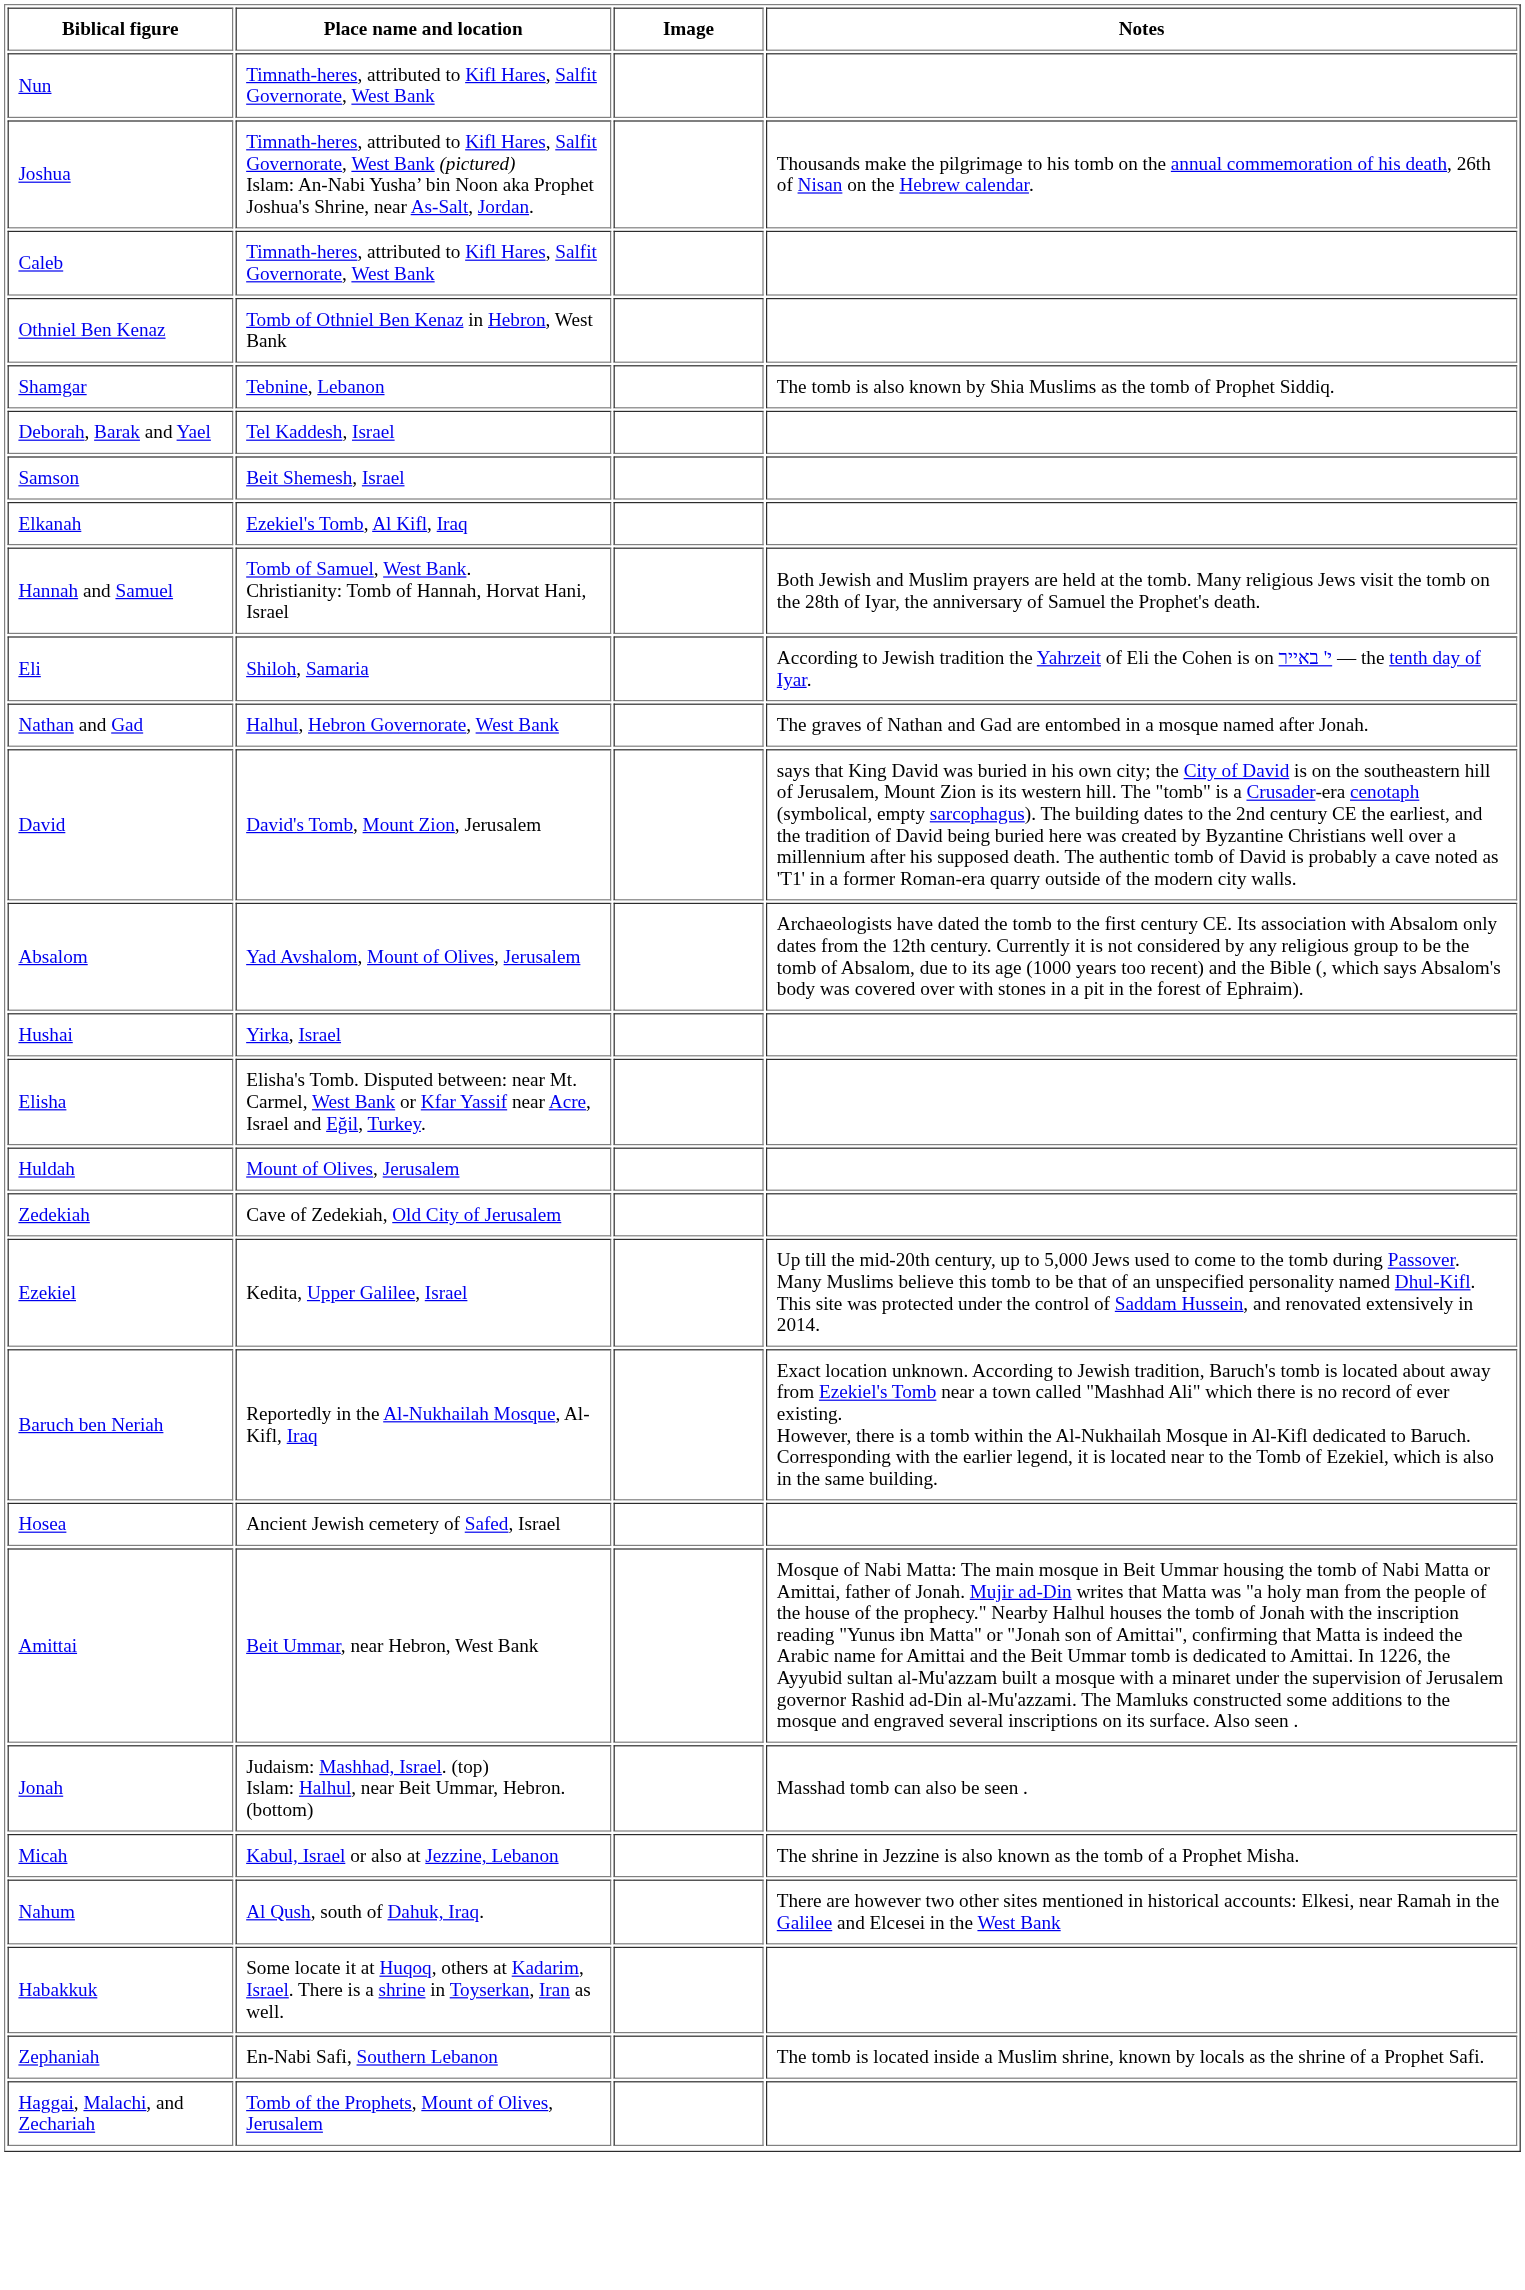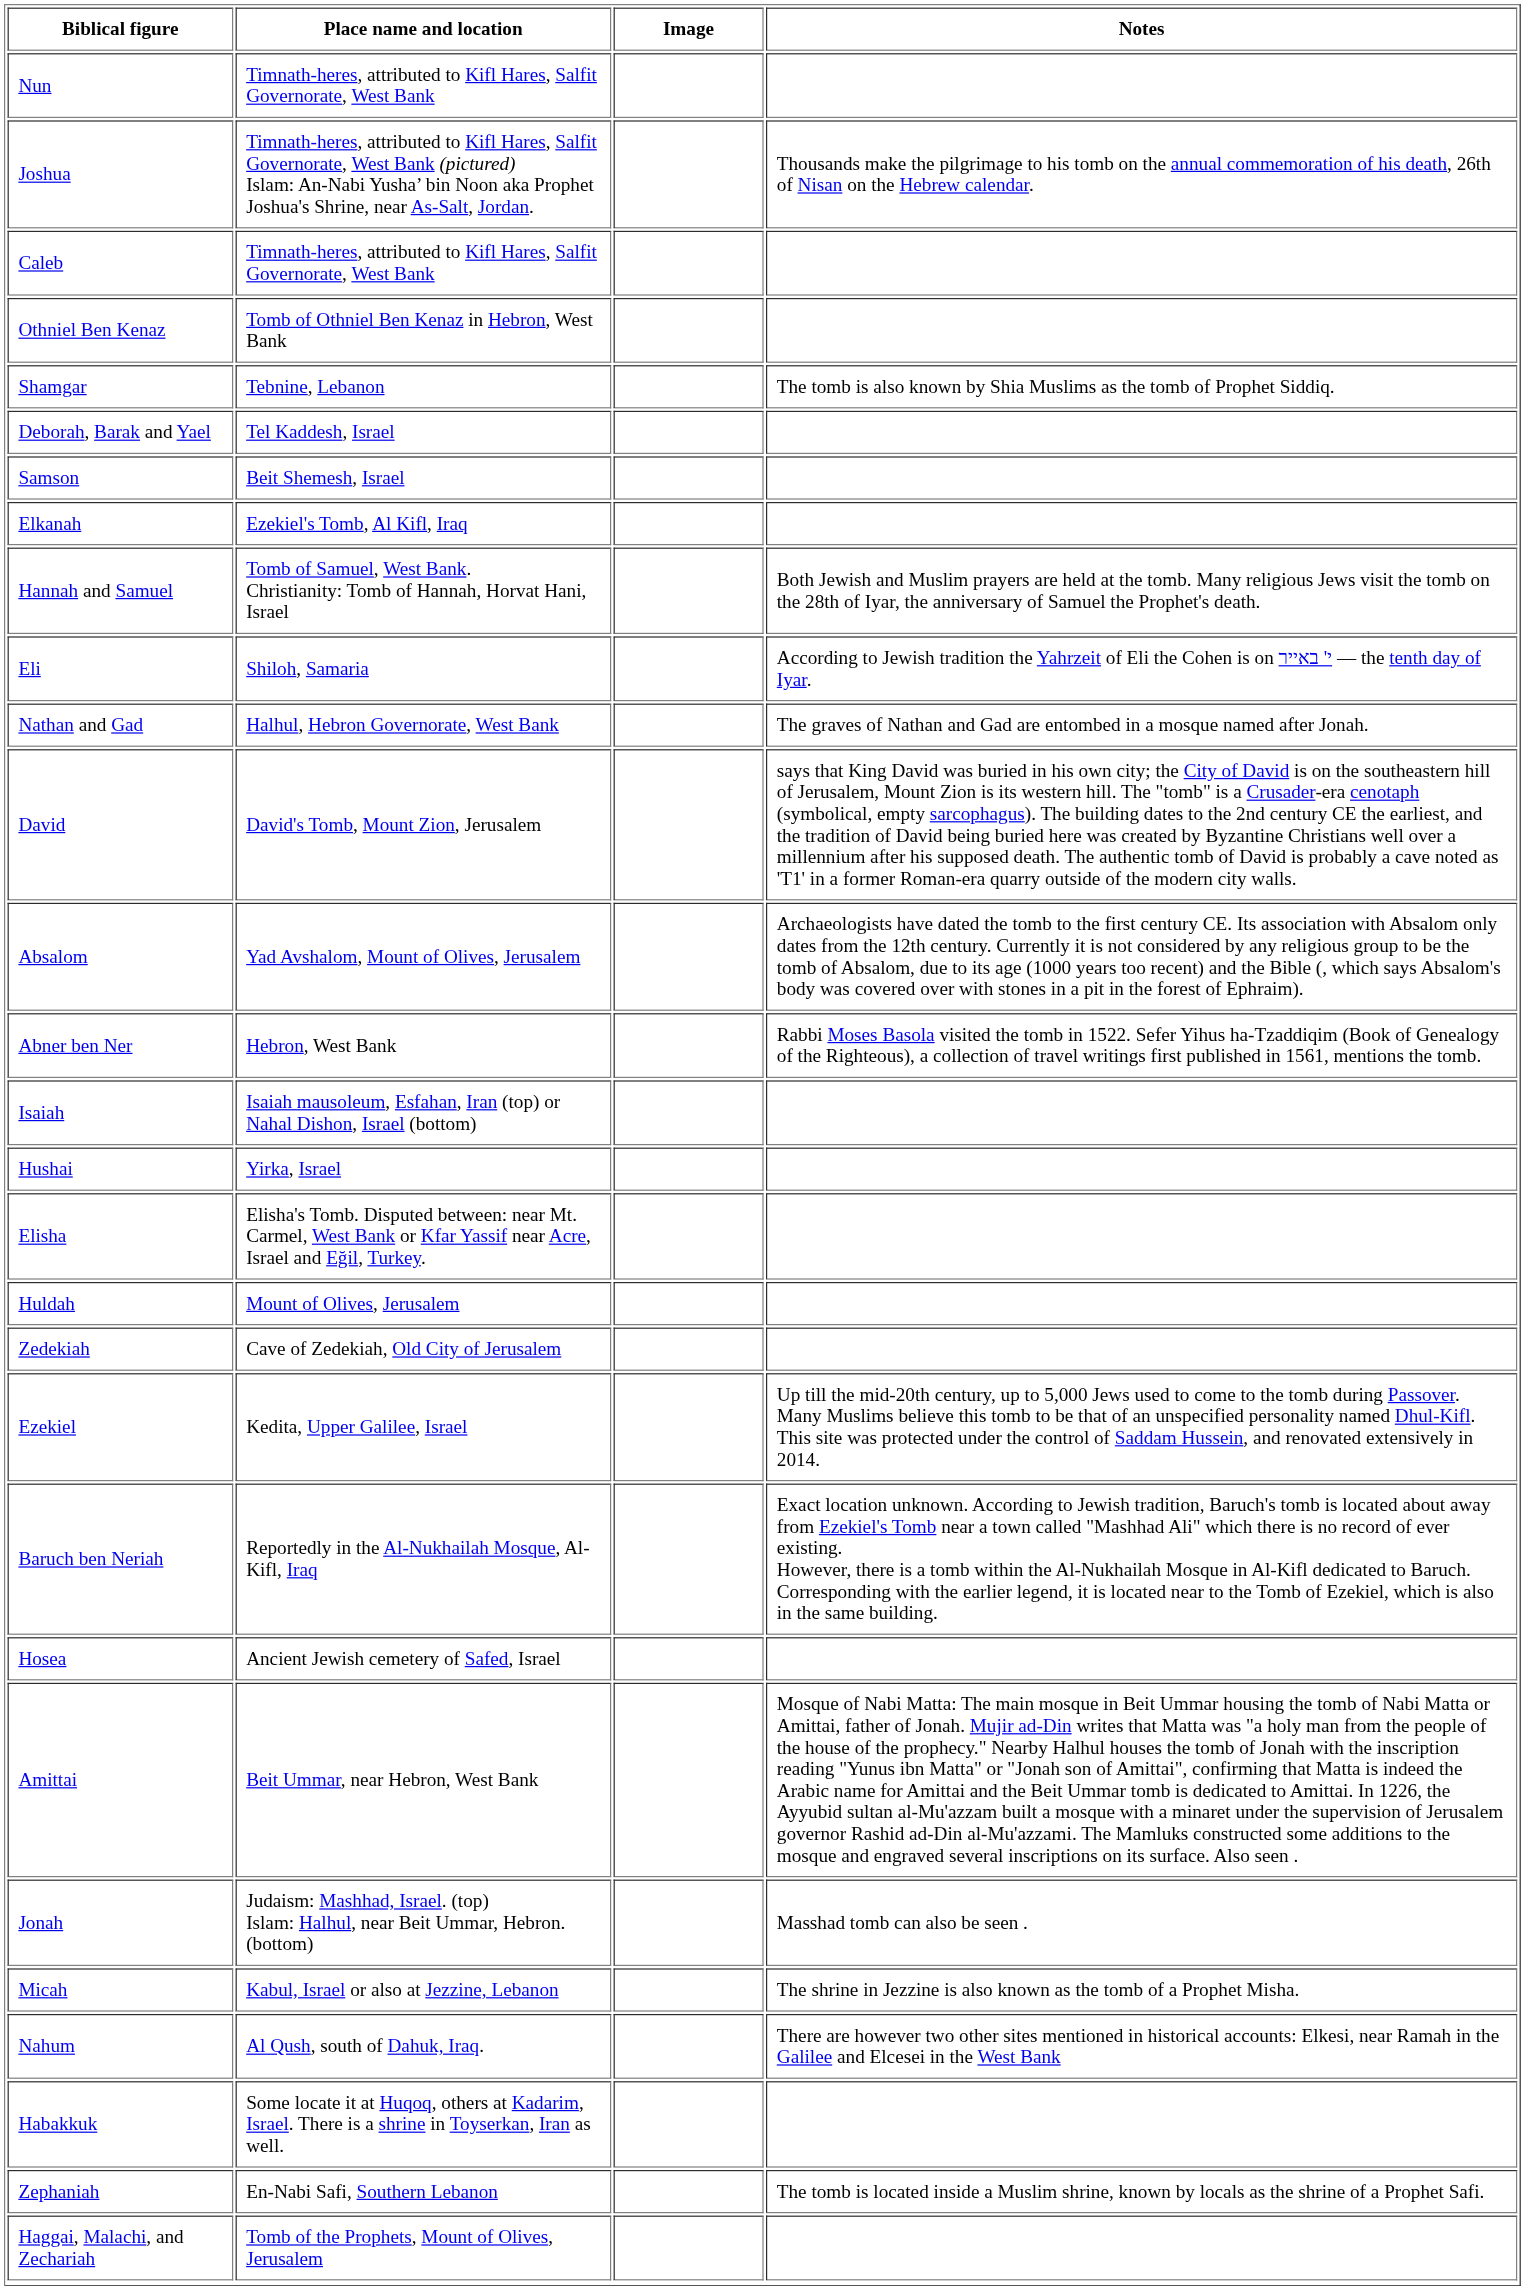+ row: (75, 1045)
+ row: (41, 1112)
